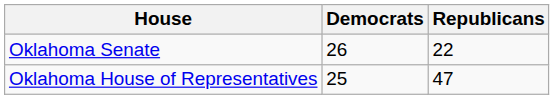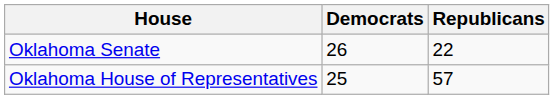(443, 79) 47 -> (443, 79) 57
